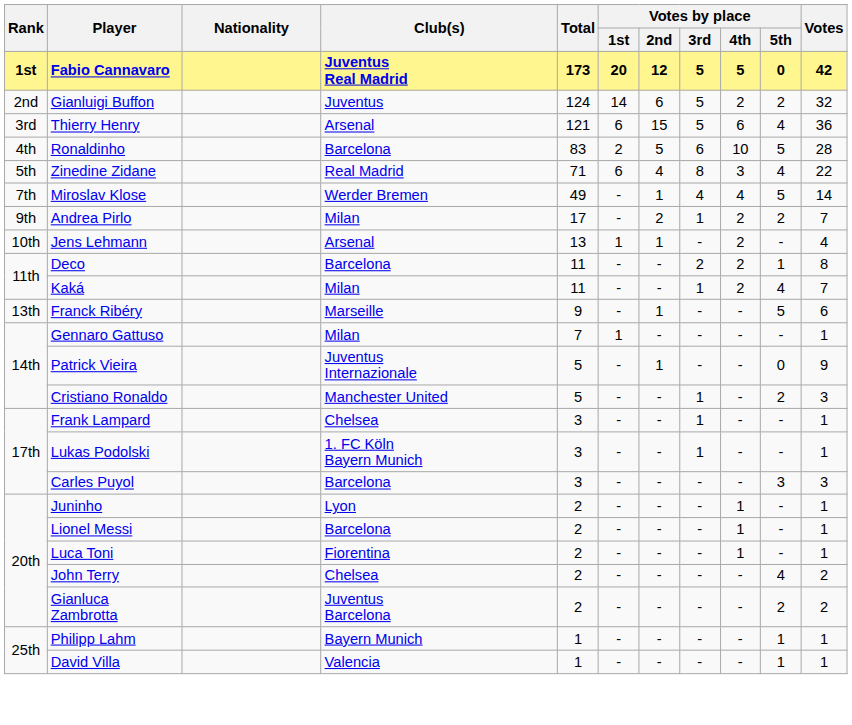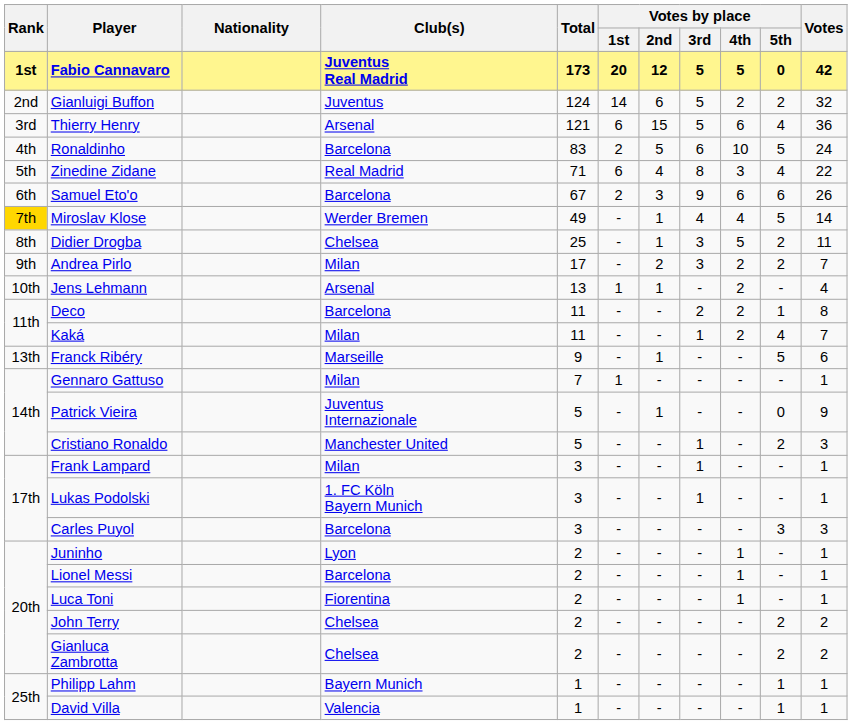(824, 149) 28 -> (824, 149) 24
+ row: (94, 195)
(26, 195) no background -> (26, 218) gold background
+ row: (96, 242)
(700, 218) 1 -> (700, 265) 3
(352, 420) Chelsea -> (342, 467) Milan
(781, 576) 4 -> (781, 622) 2
(358, 607) Juventus Barcelona -> (352, 654) Chelsea
